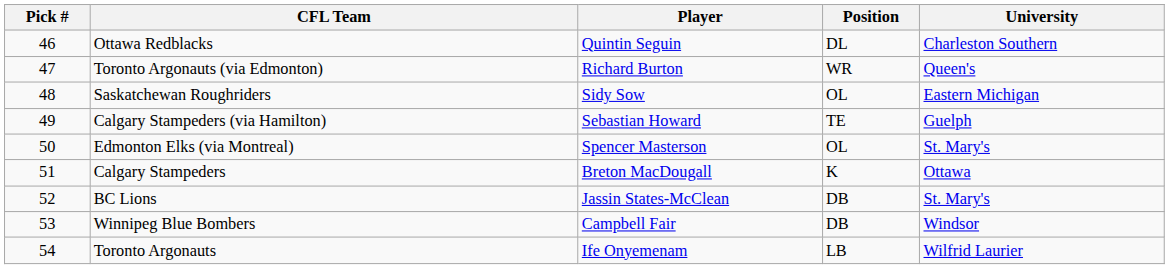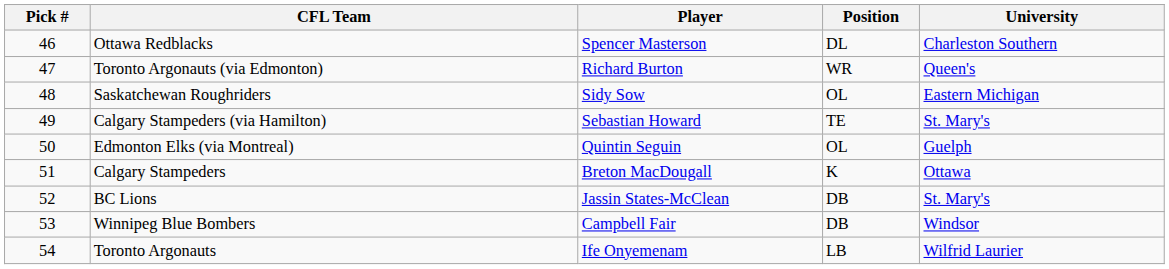(631, 43) Quintin Seguin -> (644, 43) Spencer Masterson
(948, 120) Guelph -> (957, 120) St. Mary's
(644, 146) Spencer Masterson -> (631, 146) Quintin Seguin
(957, 146) St. Mary's -> (948, 146) Guelph
